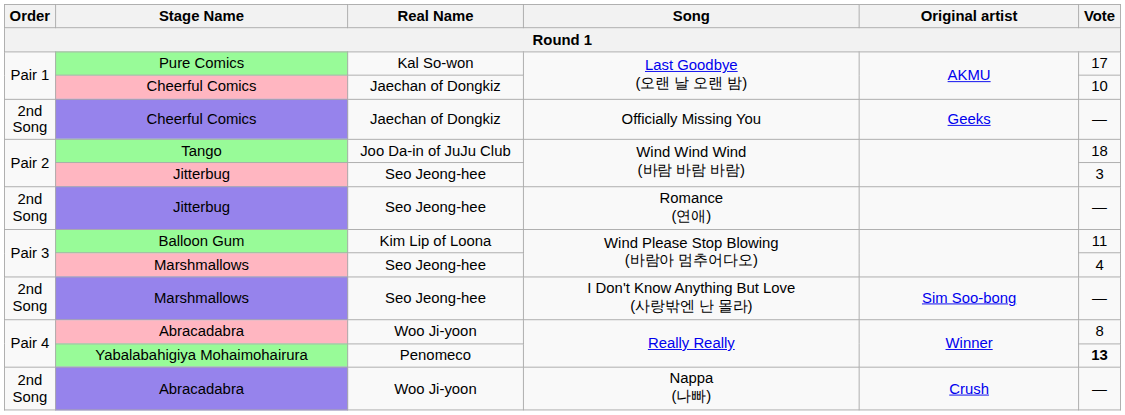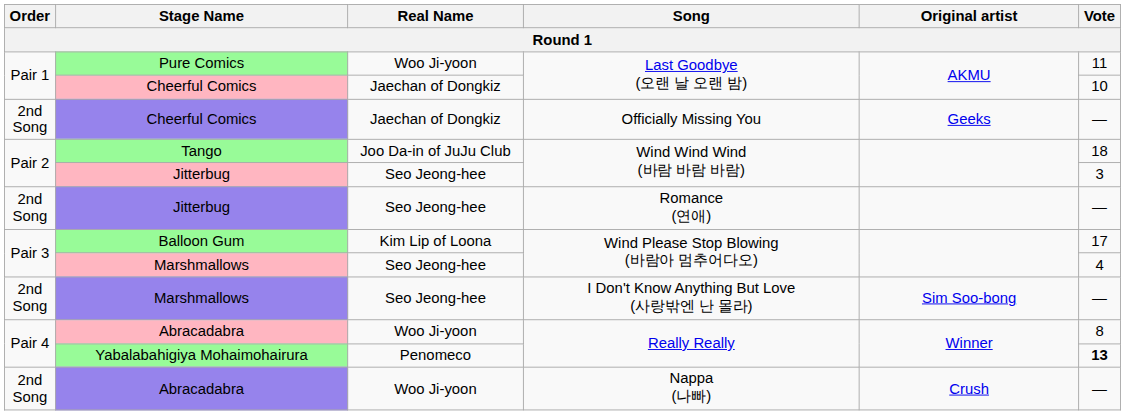(435, 63) Kal So-won -> (435, 63) Woo Ji-yoon
(1100, 63) 17 -> (1100, 63) 11
(1100, 241) 11 -> (1100, 241) 17
